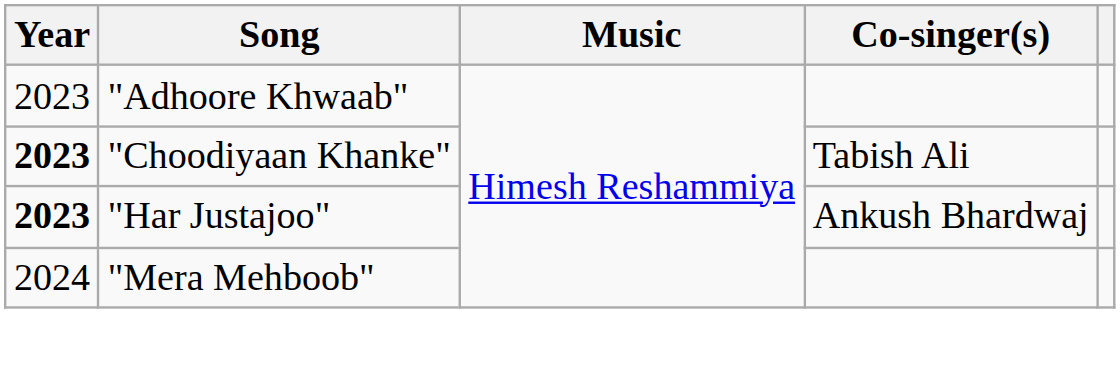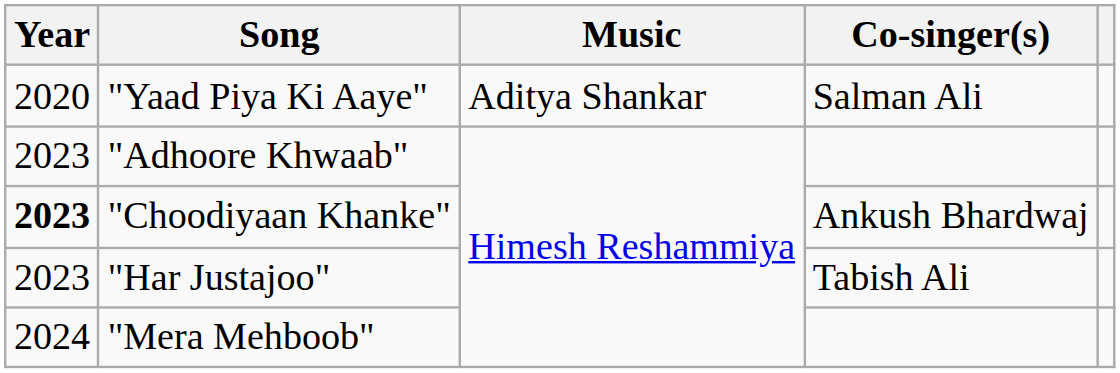+ row: (268, 95)
(891, 155) Tabish Ali -> (951, 215) Ankush Bhardwaj
(52, 215) bold -> (52, 276) normal
(951, 215) Ankush Bhardwaj -> (891, 276) Tabish Ali
